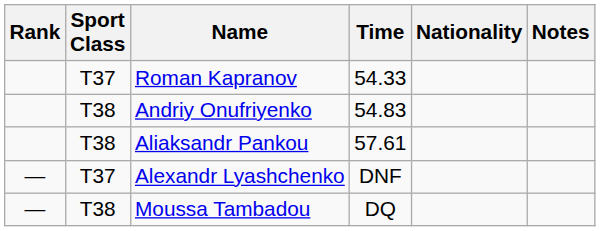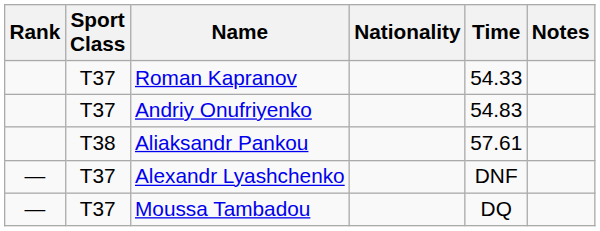columns swapped: (469, 32) <-> (380, 32)
(98, 110) T38 -> (98, 110) T37
(98, 209) T38 -> (98, 209) T37
